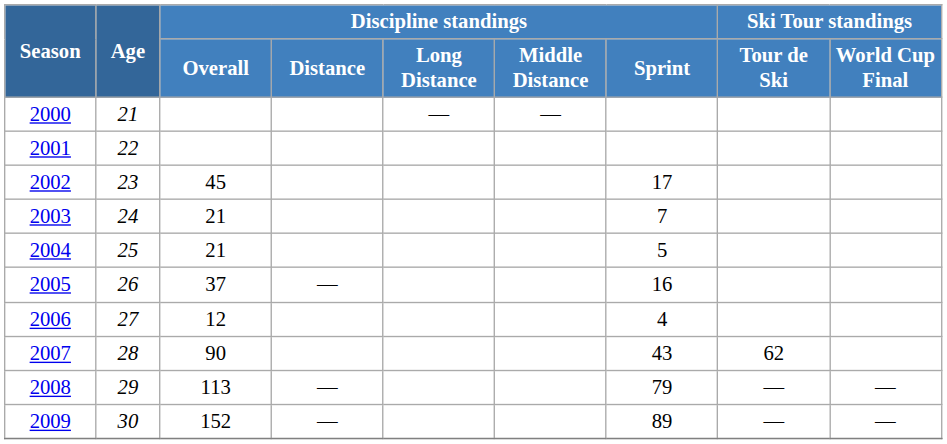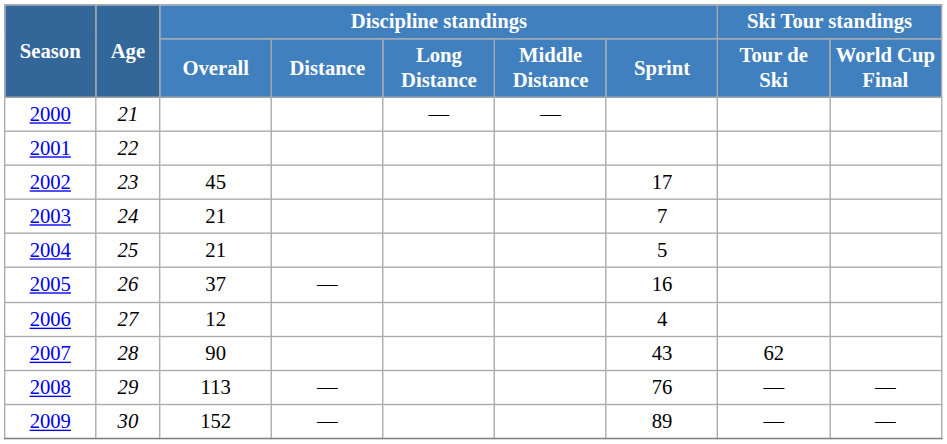(662, 387) 79 -> (662, 387) 76
